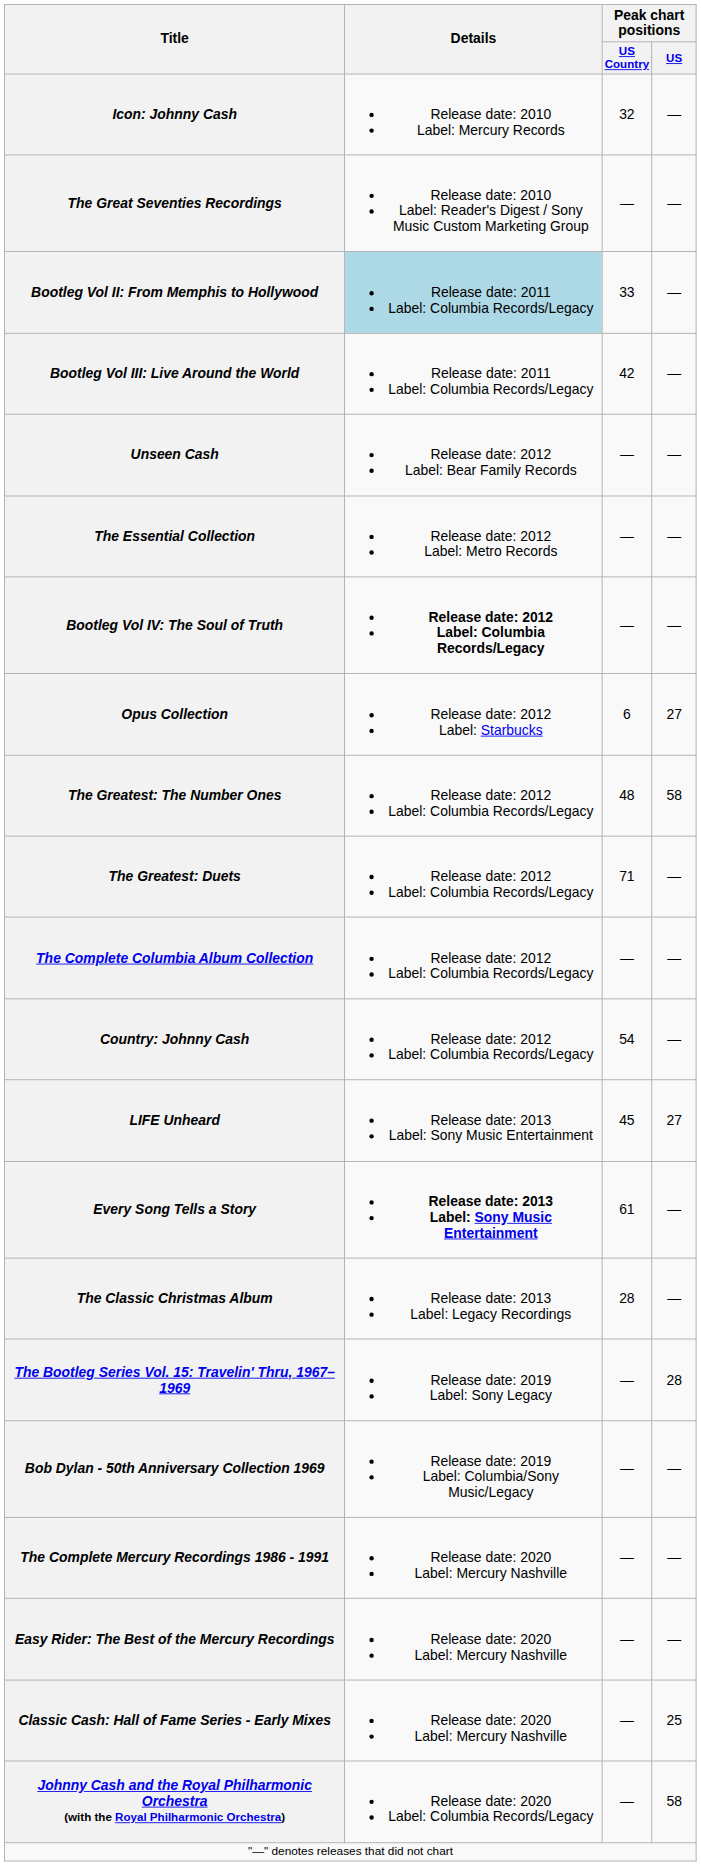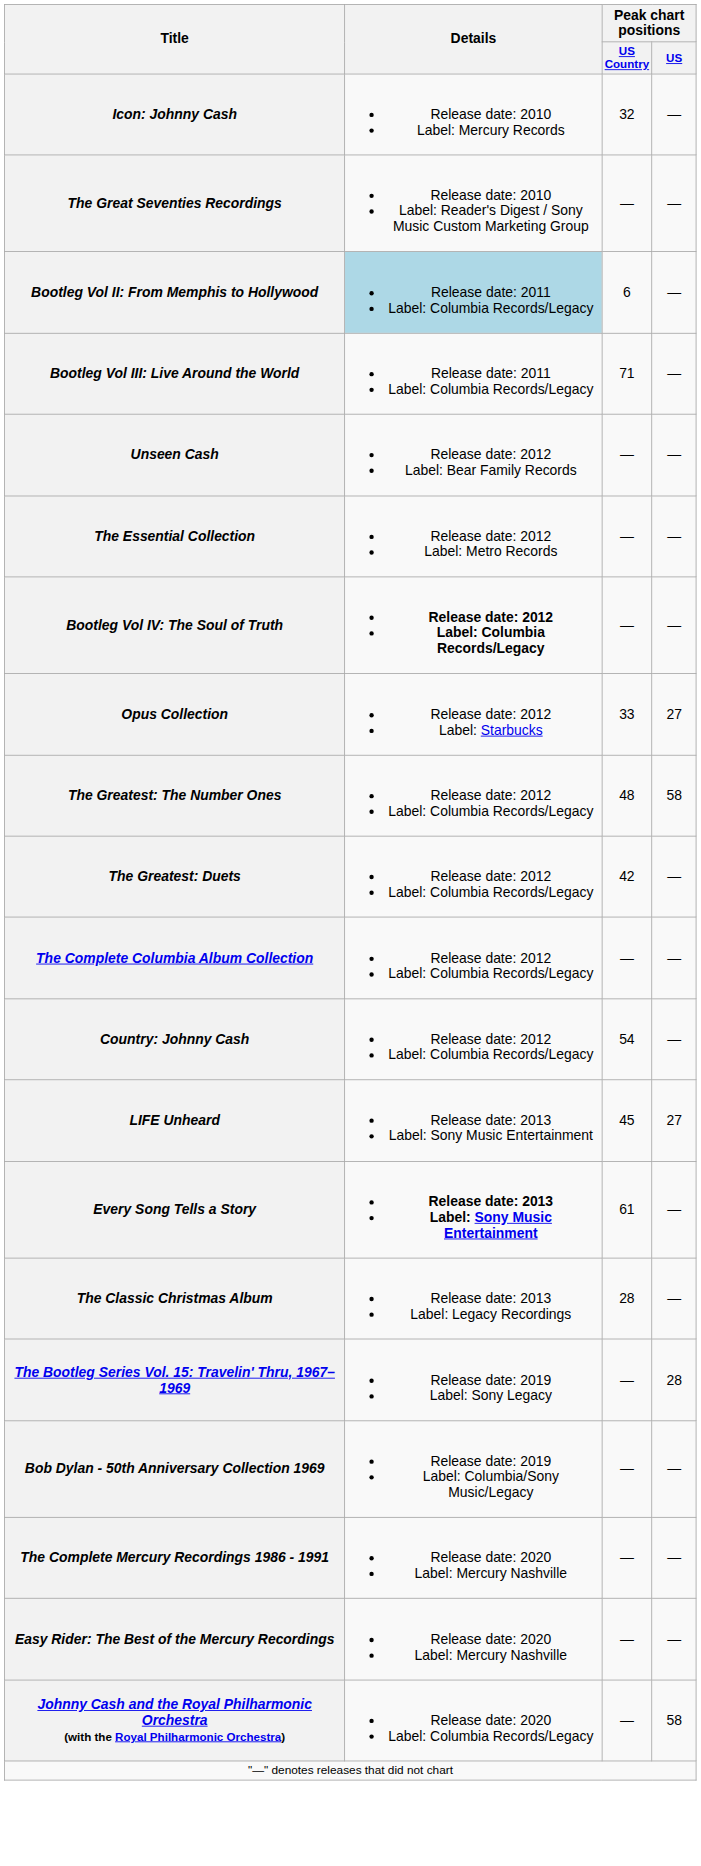(627, 292) 33 -> (627, 292) 6
(627, 373) 42 -> (627, 373) 71
(627, 714) 6 -> (627, 714) 33
(627, 876) 71 -> (627, 876) 42
- row: (175, 1720)
